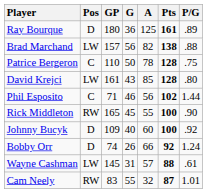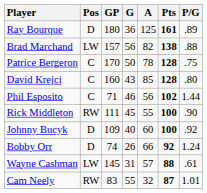(112, 63) 110 -> (112, 63) 170
(91, 79) LW -> (91, 79) C
(112, 79) 161 -> (112, 79) 160
(112, 113) 165 -> (112, 113) 111
